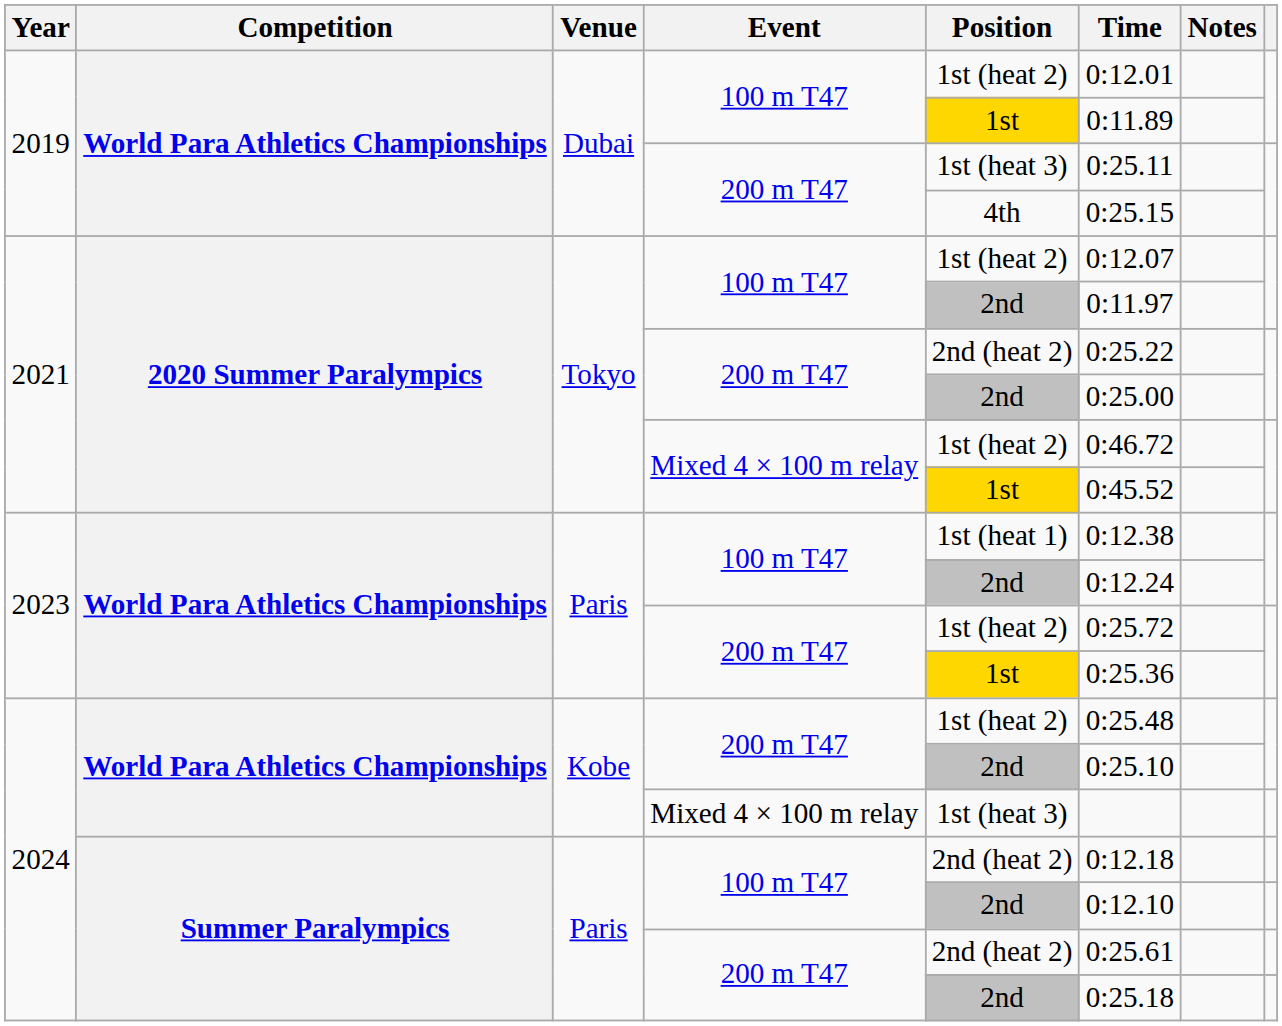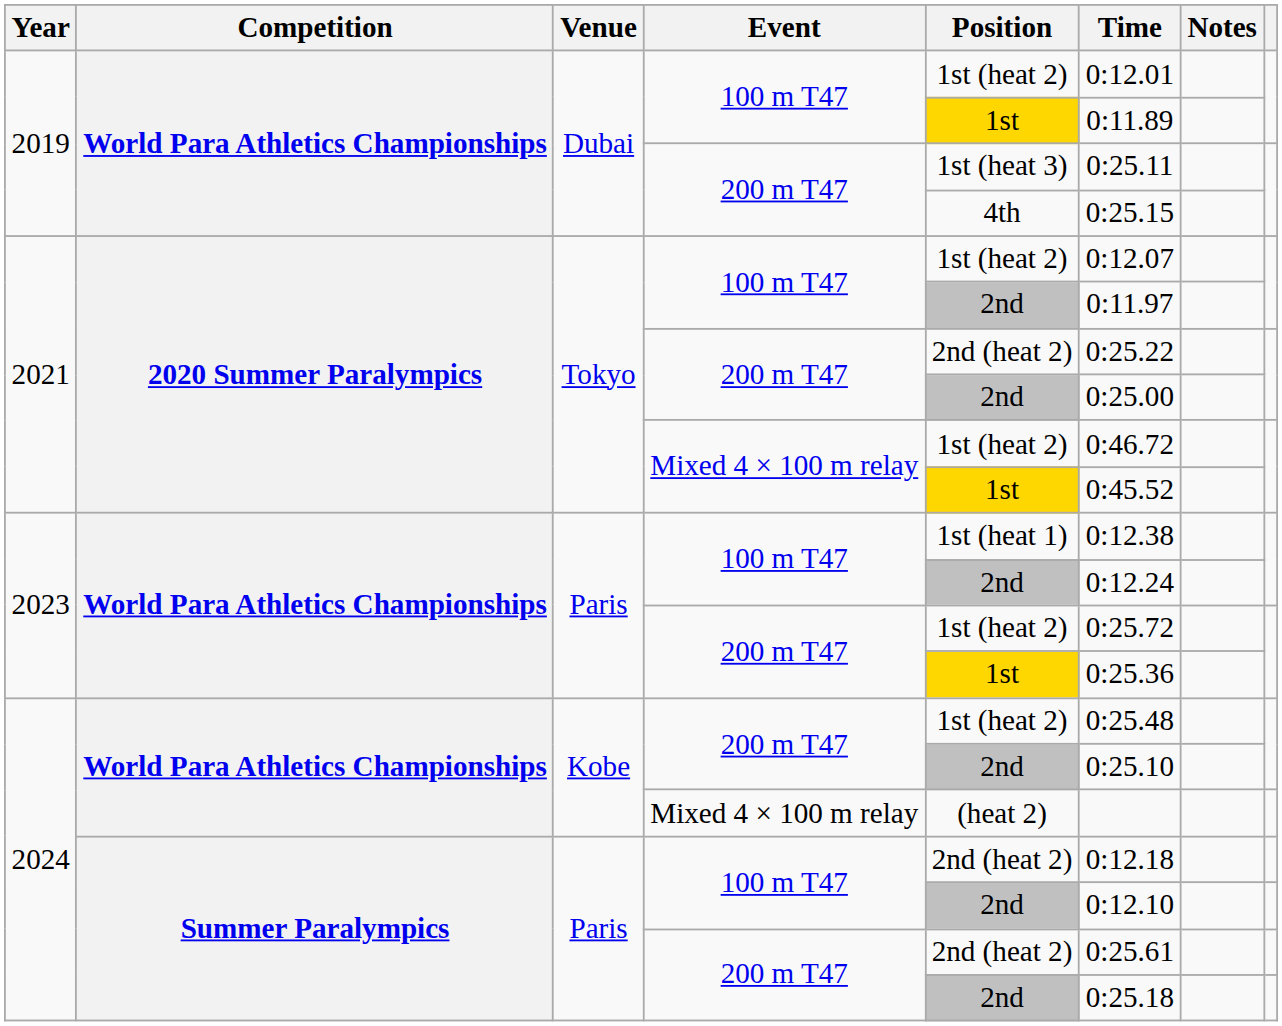(1002, 812) 1st (heat 3) -> (1002, 812) (heat 2)
